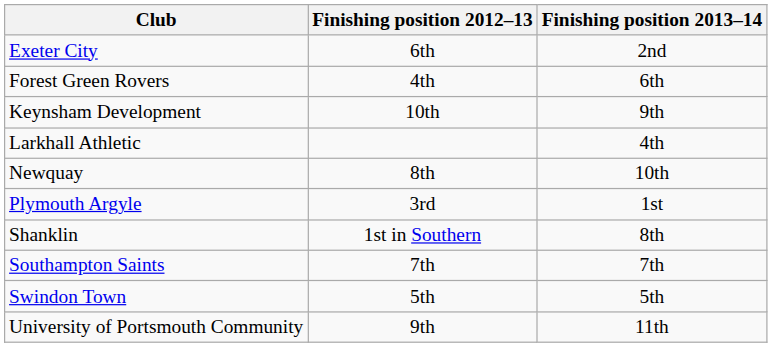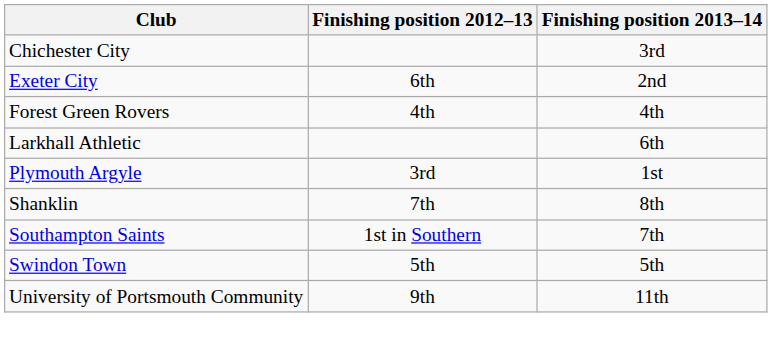+ row: (70, 50)
(652, 81) 6th -> (652, 111) 4th
- row: (105, 111)
(652, 142) 4th -> (652, 142) 6th
- row: (46, 173)
(422, 234) 1st in Southern -> (422, 204) 7th
(422, 265) 7th -> (422, 234) 1st in Southern
